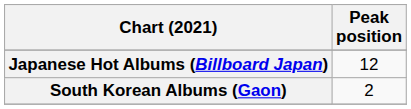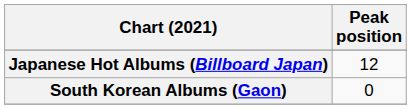(369, 90) 2 -> (369, 90) 0
